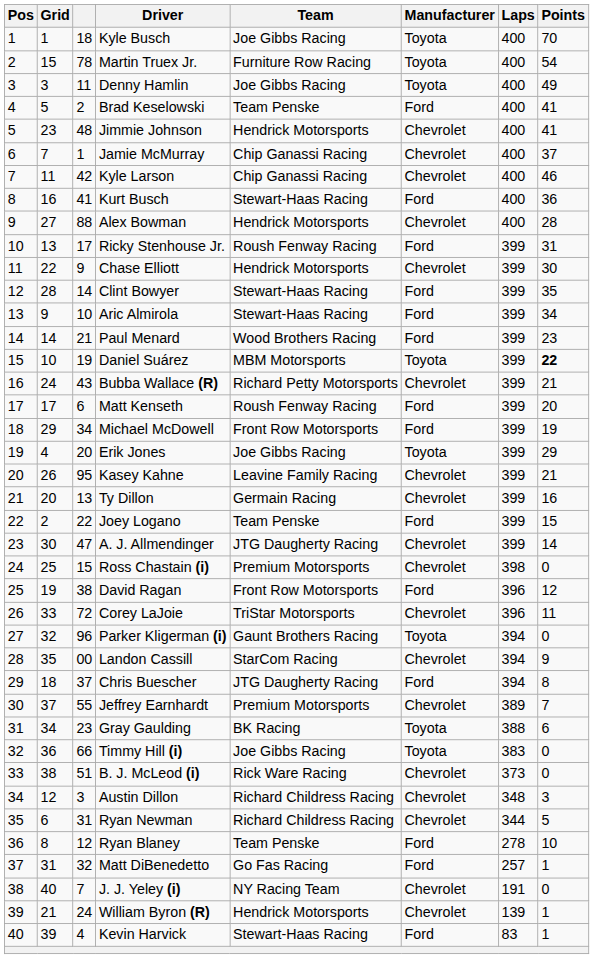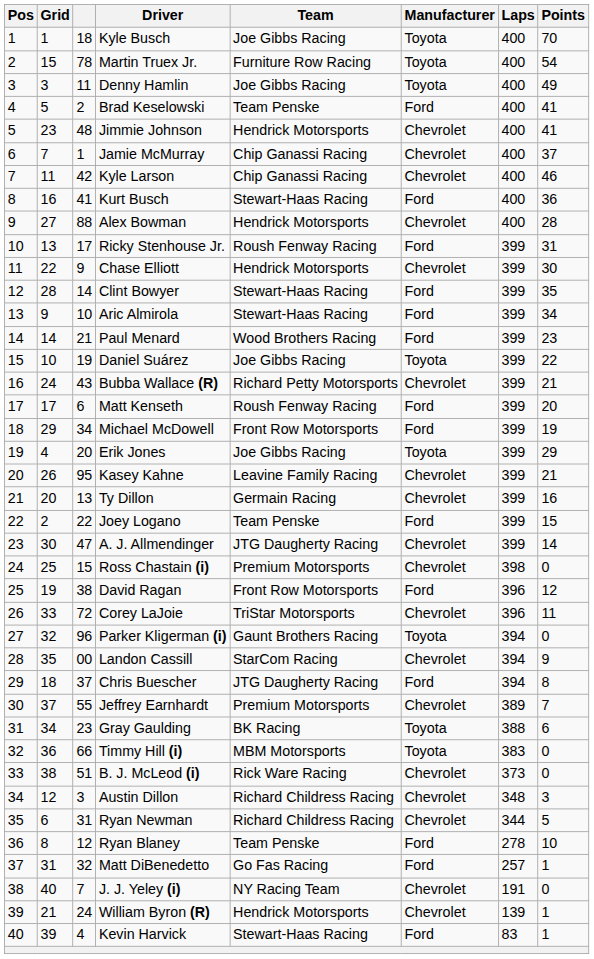(289, 360) MBM Motorsports -> (289, 360) Joe Gibbs Racing
(549, 360) bold -> (549, 360) normal
(289, 750) Joe Gibbs Racing -> (289, 750) MBM Motorsports
